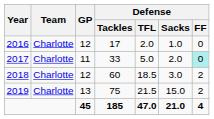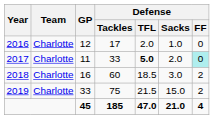(147, 59) normal -> (147, 59) bold
(85, 75) 12 -> (85, 75) 16
(85, 91) 13 -> (85, 91) 33
